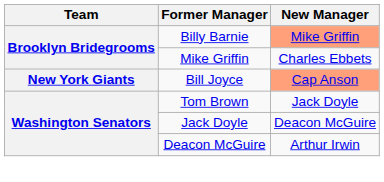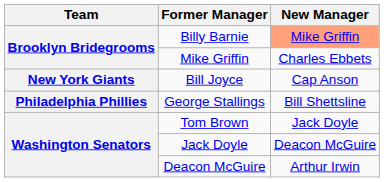(325, 79) lightsalmon background -> (325, 79) no background
+ row: (214, 101)
